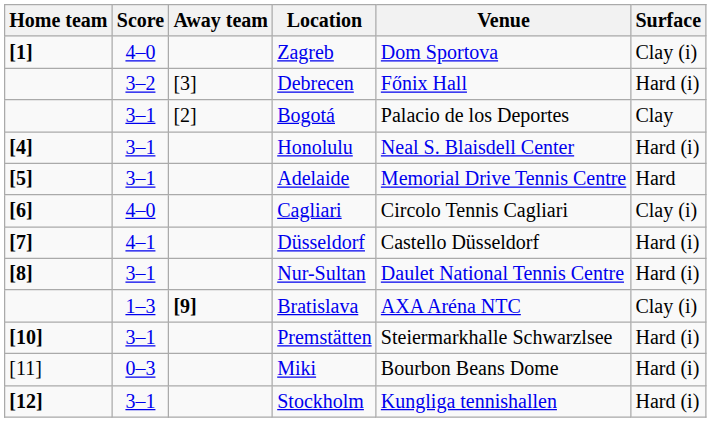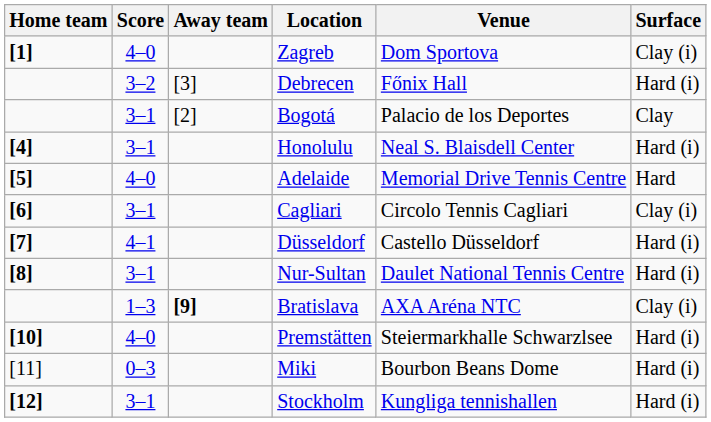(140, 178) 3–1 -> (140, 178) 4–0
(140, 210) 4–0 -> (140, 210) 3–1
(140, 337) 3–1 -> (140, 337) 4–0
